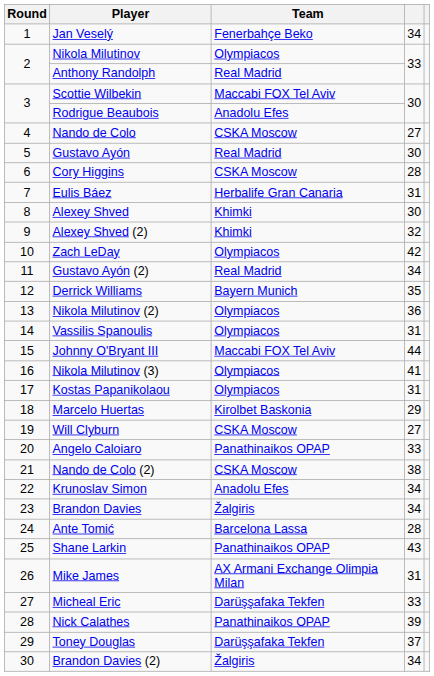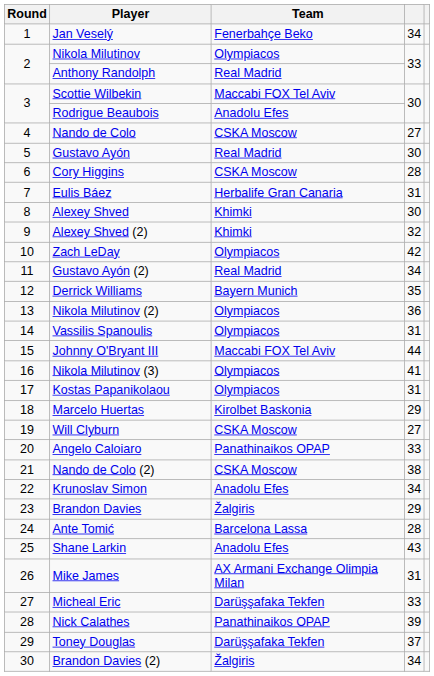(414, 509) 34 -> (414, 509) 29
(272, 548) Panathinaikos OPAP -> (251, 548) Anadolu Efes
